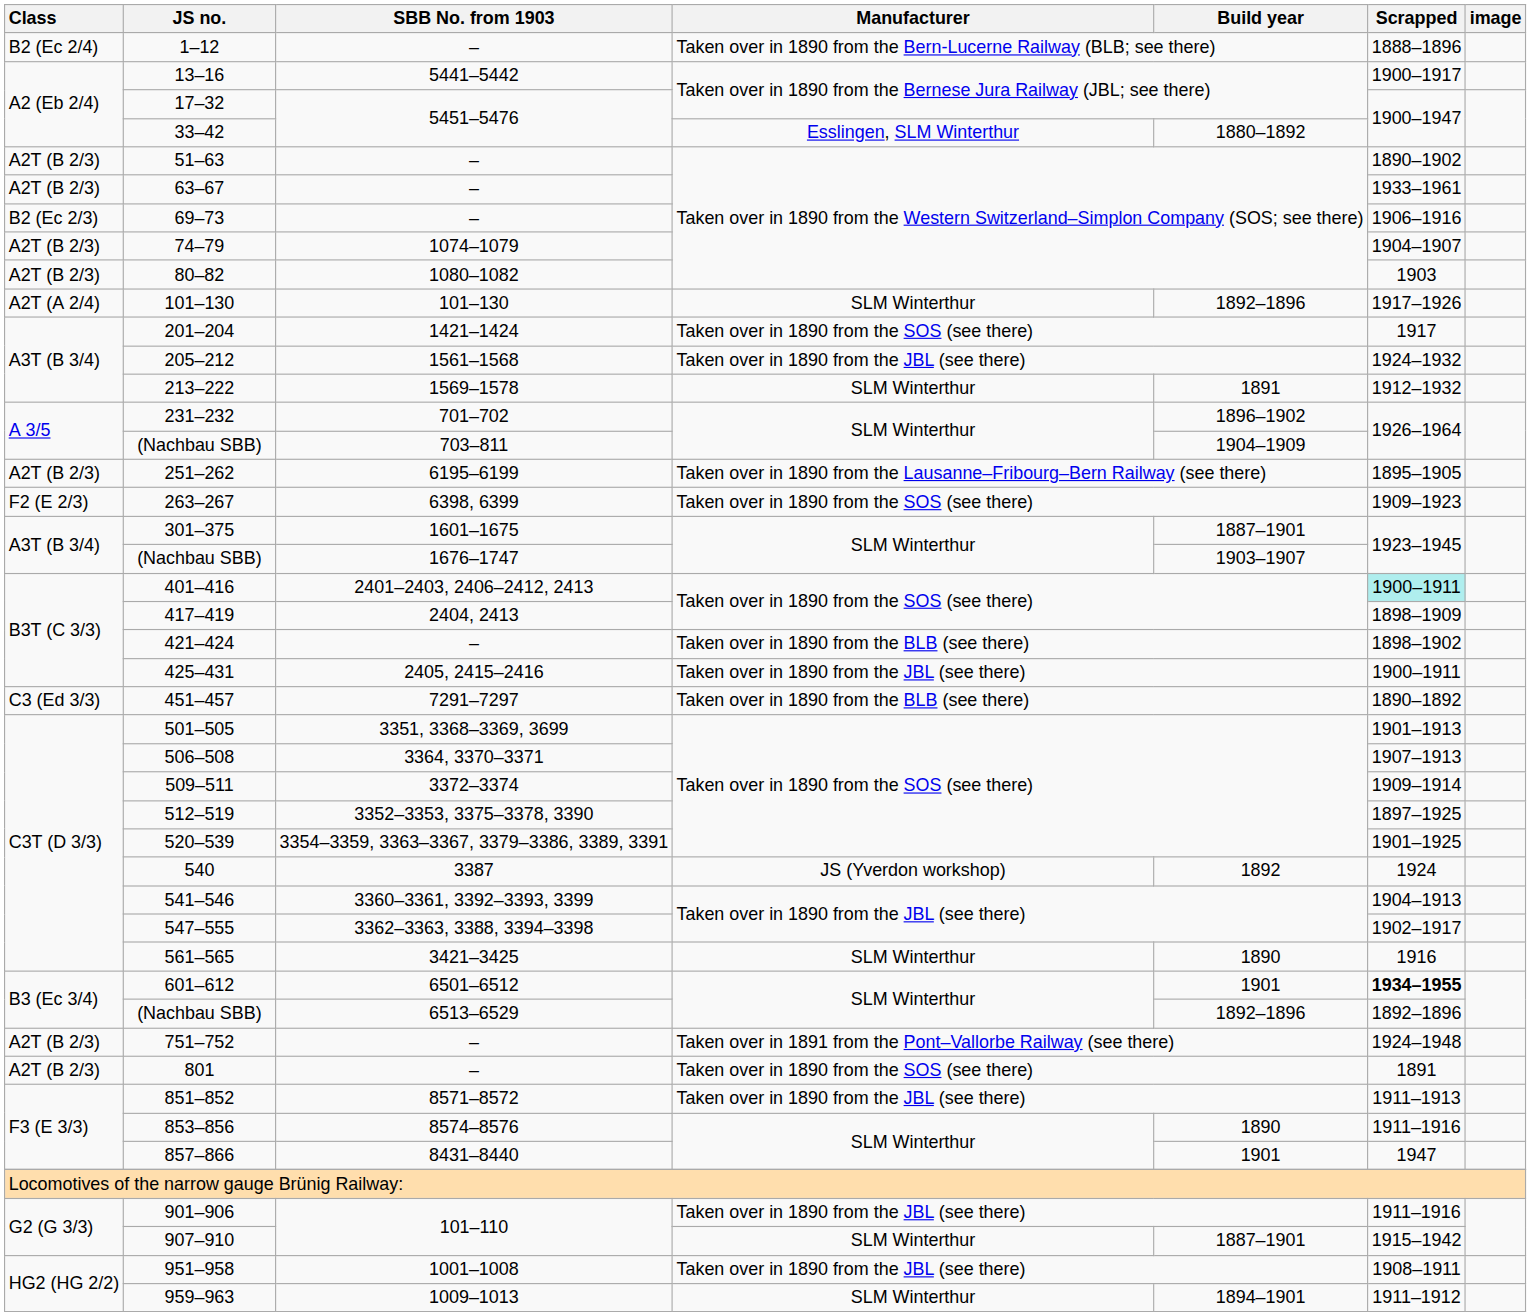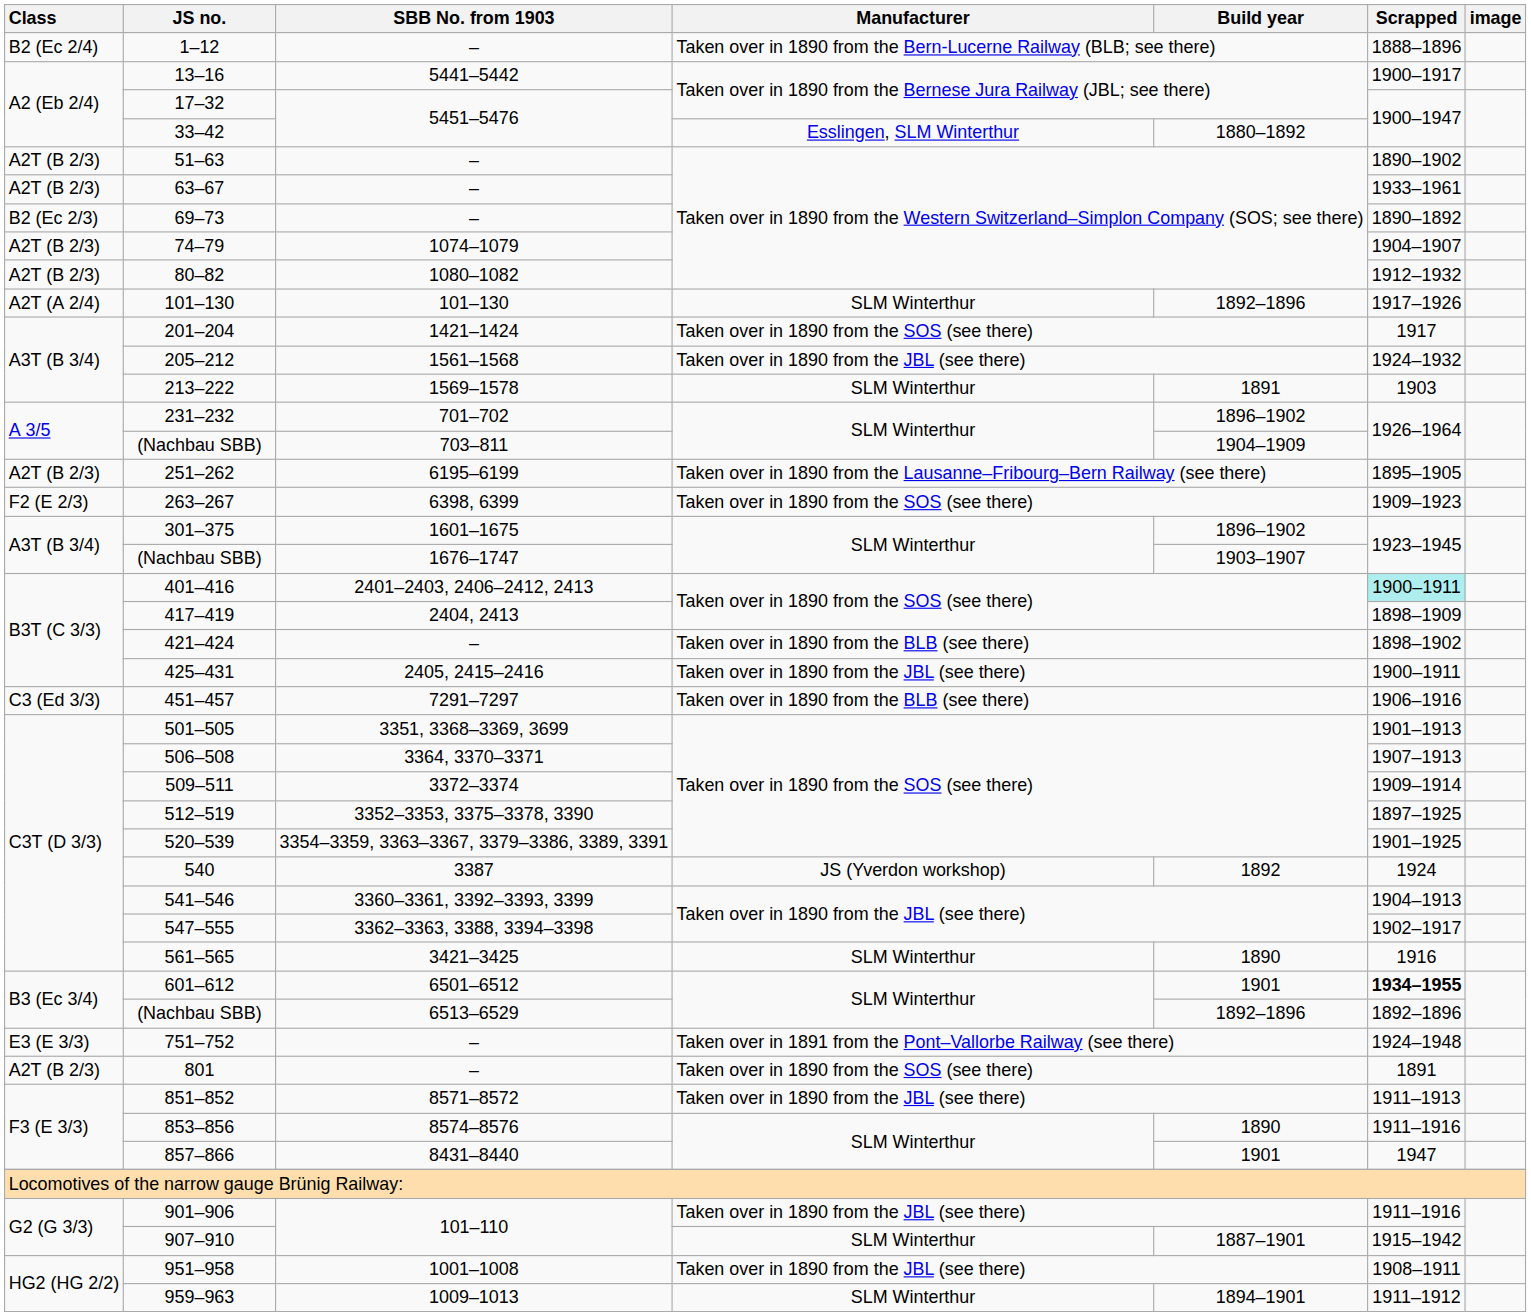(1417, 217) 1906–1916 -> (1417, 217) 1890–1892
(1417, 274) 1903 -> (1417, 274) 1912–1932
(1417, 388) 1912–1932 -> (1417, 388) 1903
(1261, 530) 1887–1901 -> (1261, 530) 1896–1902
(1417, 700) 1890–1892 -> (1417, 700) 1906–1916
(54, 1041) A2T (B 2/3) -> (49, 1041) E3 (E 3/3)
